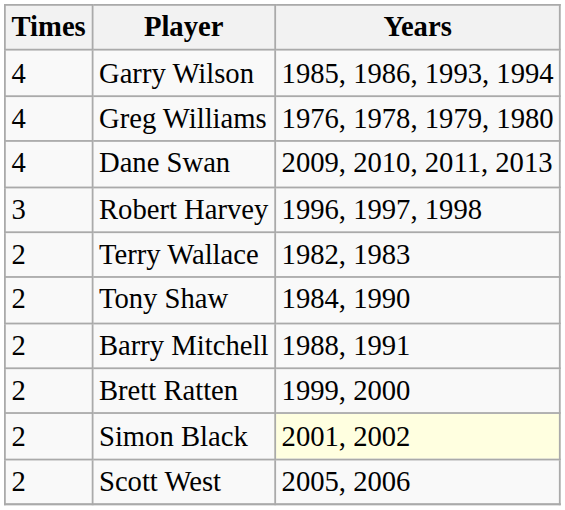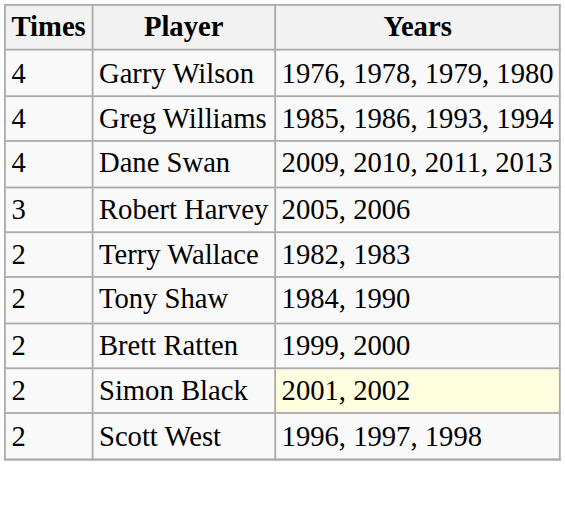(418, 72) 1985, 1986, 1993, 1994 -> (418, 72) 1976, 1978, 1979, 1980
(418, 118) 1976, 1978, 1979, 1980 -> (418, 118) 1985, 1986, 1993, 1994
(382, 208) 1996, 1997, 1998 -> (346, 208) 2005, 2006
- row: (184, 345)
(346, 481) 2005, 2006 -> (382, 436) 1996, 1997, 1998
